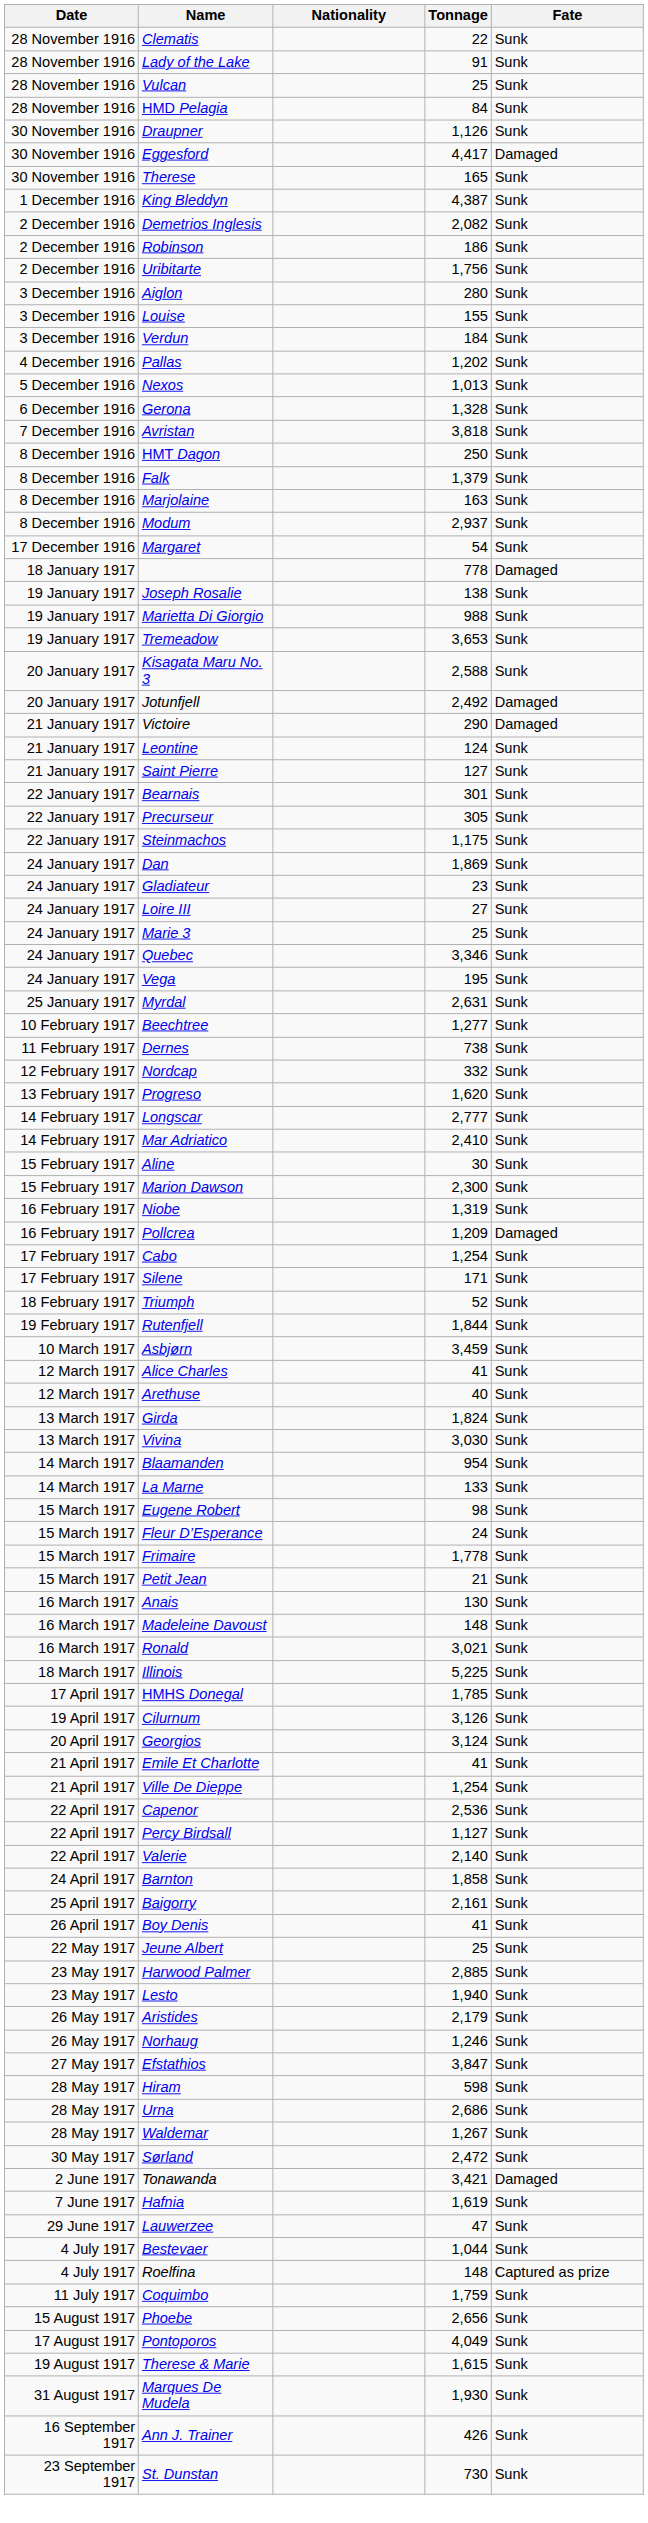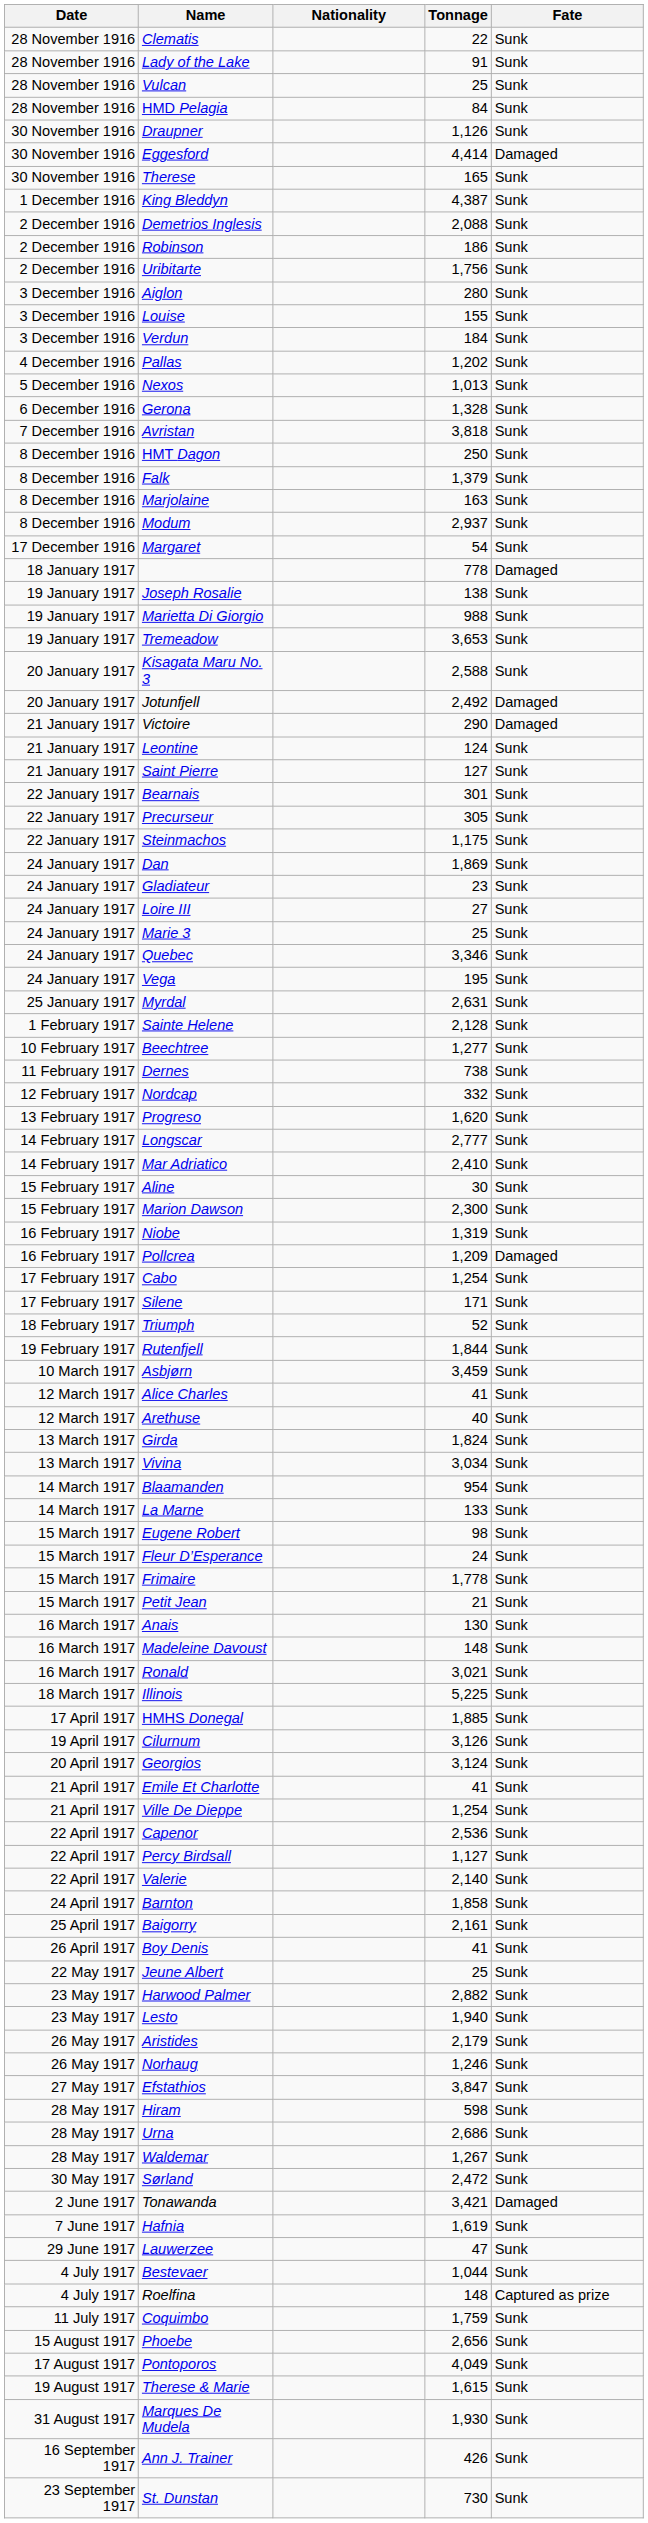(470, 154) 4,417 -> (470, 154) 4,414
(470, 223) 2,082 -> (470, 223) 2,088
+ row: (188, 1025)
(470, 1440) 3,030 -> (470, 1464) 3,034
(470, 1694) 1,785 -> (470, 1718) 1,885
(470, 1972) 2,885 -> (470, 1995) 2,882
